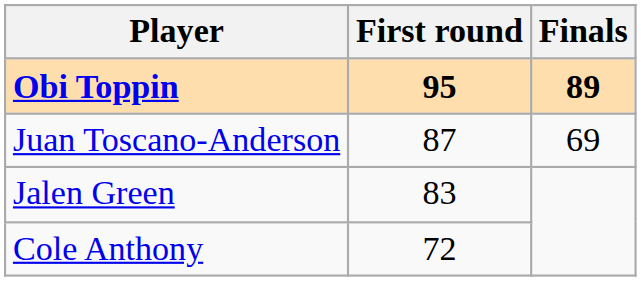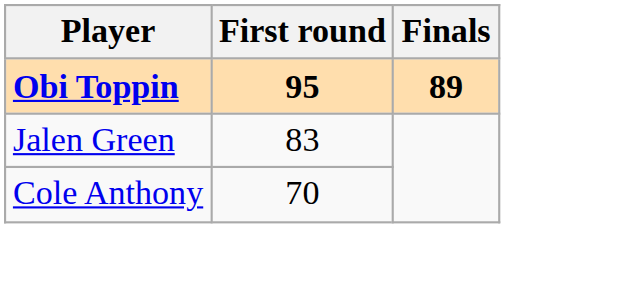- row: (177, 139)
(439, 247) 72 -> (302, 193) 70
